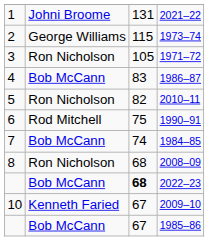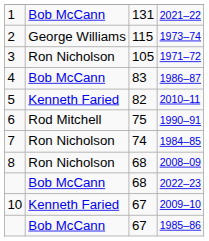(69, 15) Johni Broome -> (67, 15) Bob McCann
(72, 99) Ron Nicholson -> (74, 99) Kenneth Faried
(67, 141) Bob McCann -> (72, 141) Ron Nicholson
(139, 183) bold -> (139, 183) normal
